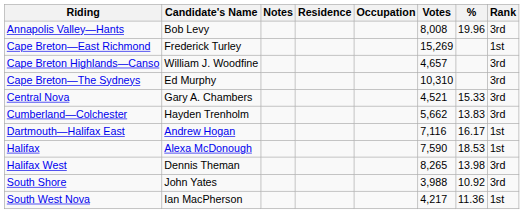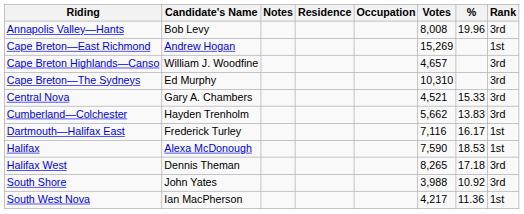(203, 47) Frederick Turley -> (200, 47) Andrew Hogan
(200, 132) Andrew Hogan -> (203, 132) Frederick Turley
(472, 166) 13.98 -> (472, 166) 17.18
